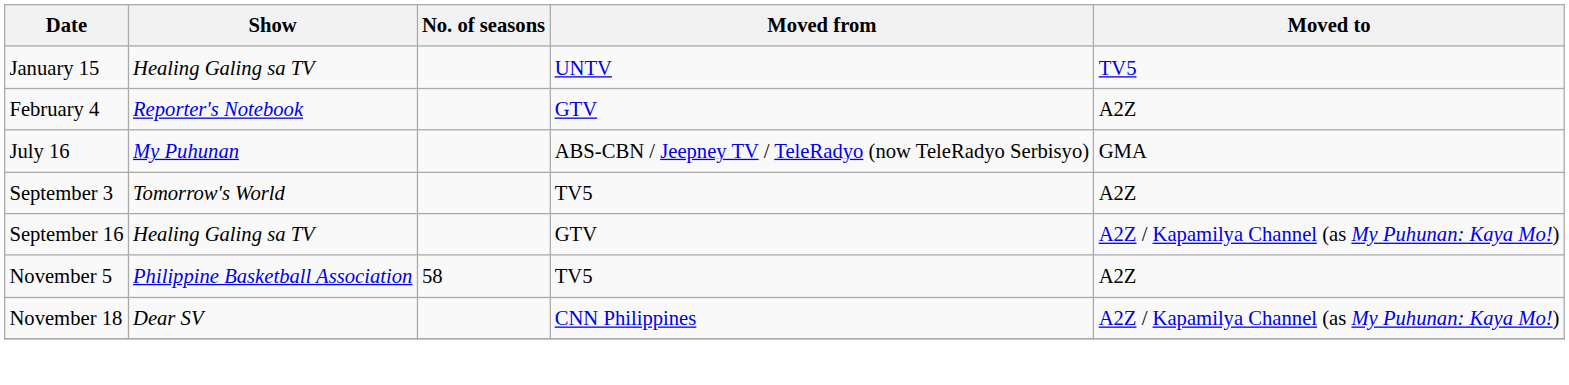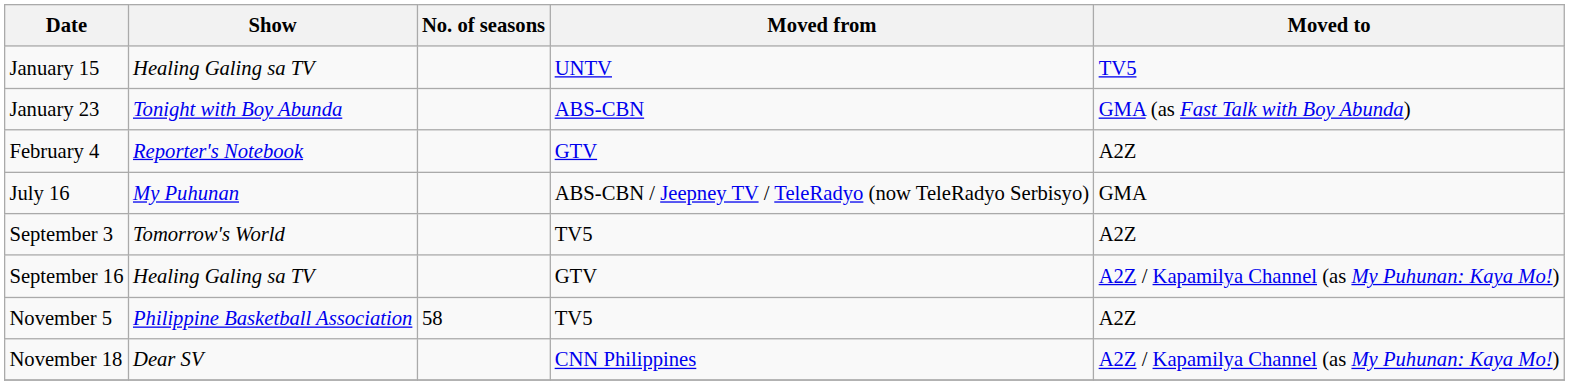+ row: (54, 109)
